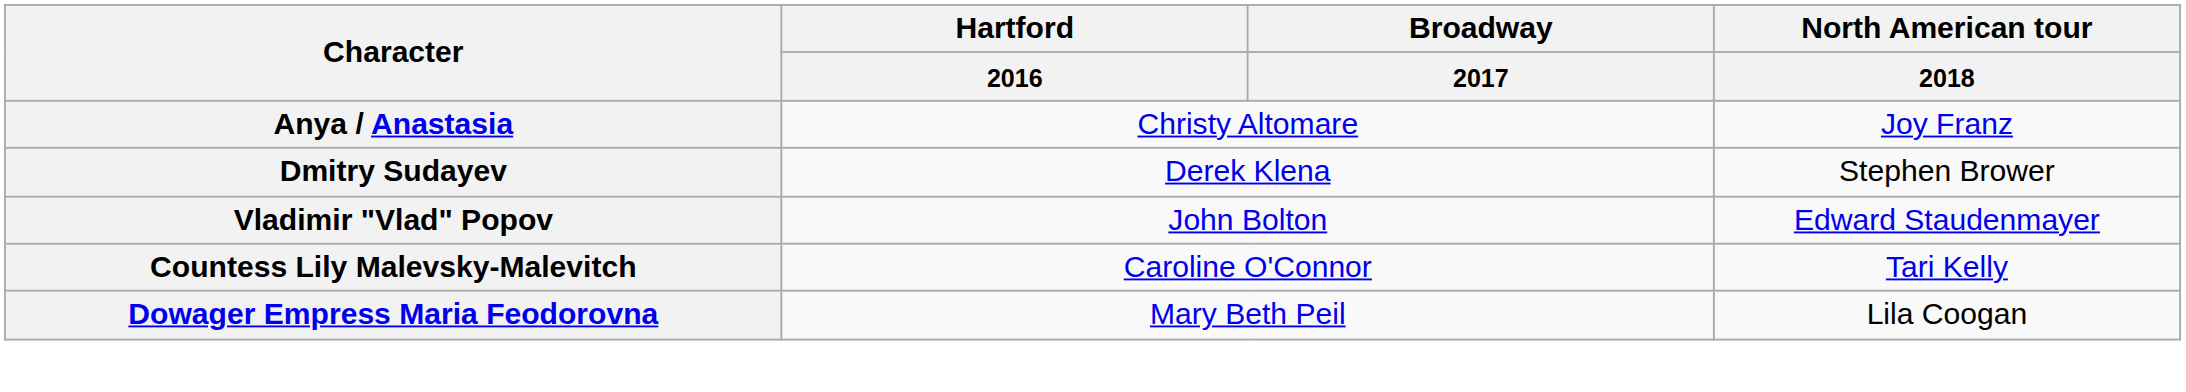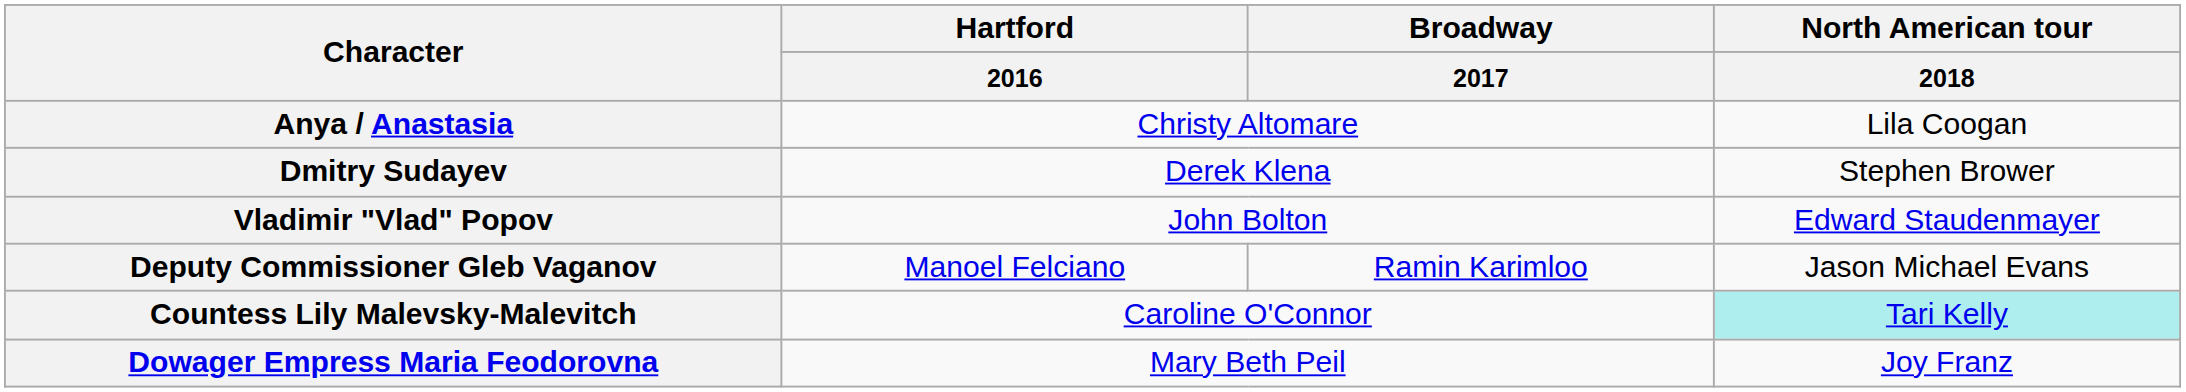(1947, 123) Joy Franz -> (1947, 123) Lila Coogan
+ row: (393, 266)
(1947, 266) no background -> (1947, 314) paleturquoise background
(1947, 314) Lila Coogan -> (1947, 362) Joy Franz
